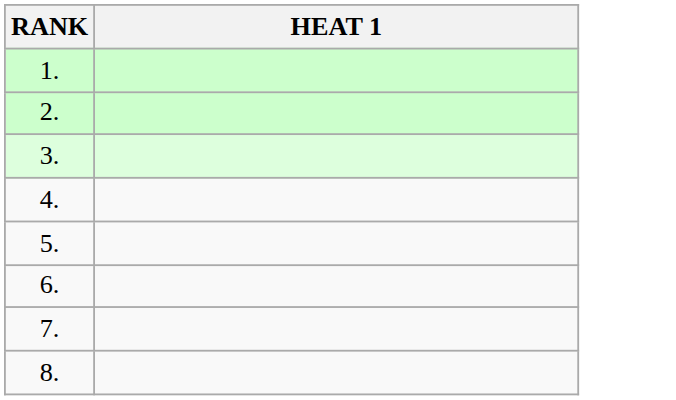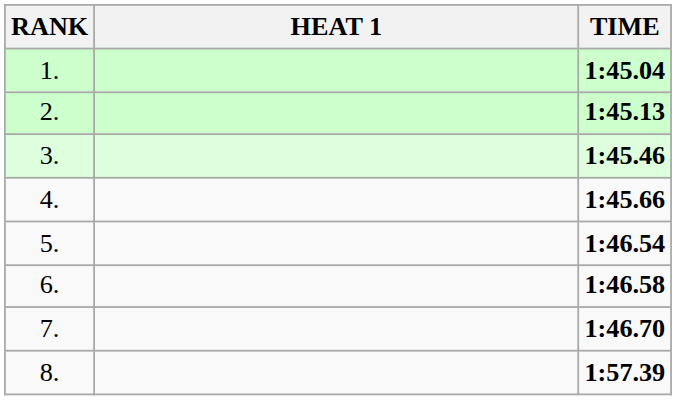+ column: (625, 26)
